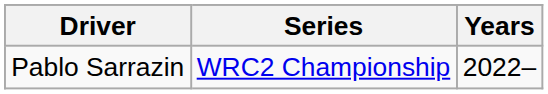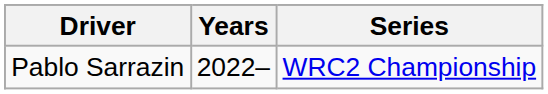columns swapped: (499, 25) <-> (323, 25)
